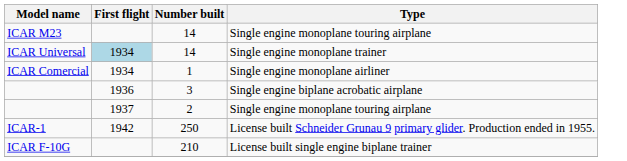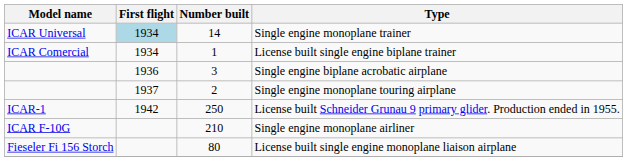- row: (34, 33)
(310, 71) Single engine monoplane airliner -> (355, 52) License built single engine biplane trainer
(331, 147) License built single engine biplane trainer -> (334, 128) Single engine monoplane airliner
+ row: (60, 147)
